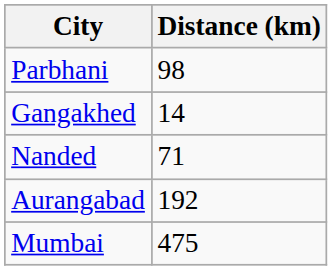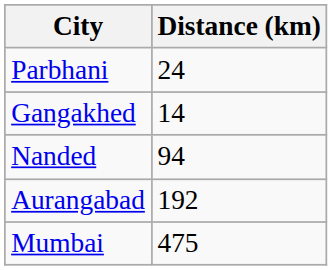(171, 69) 98 -> (171, 69) 24
(171, 156) 71 -> (171, 156) 94
